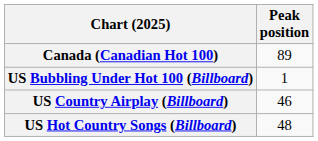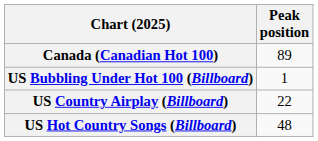(284, 101) 46 -> (284, 101) 22
